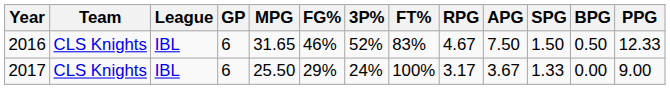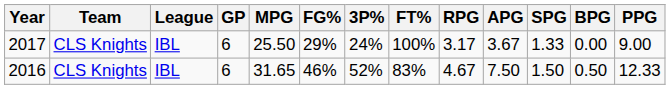rows swapped: (27, 44) <-> (27, 71)
